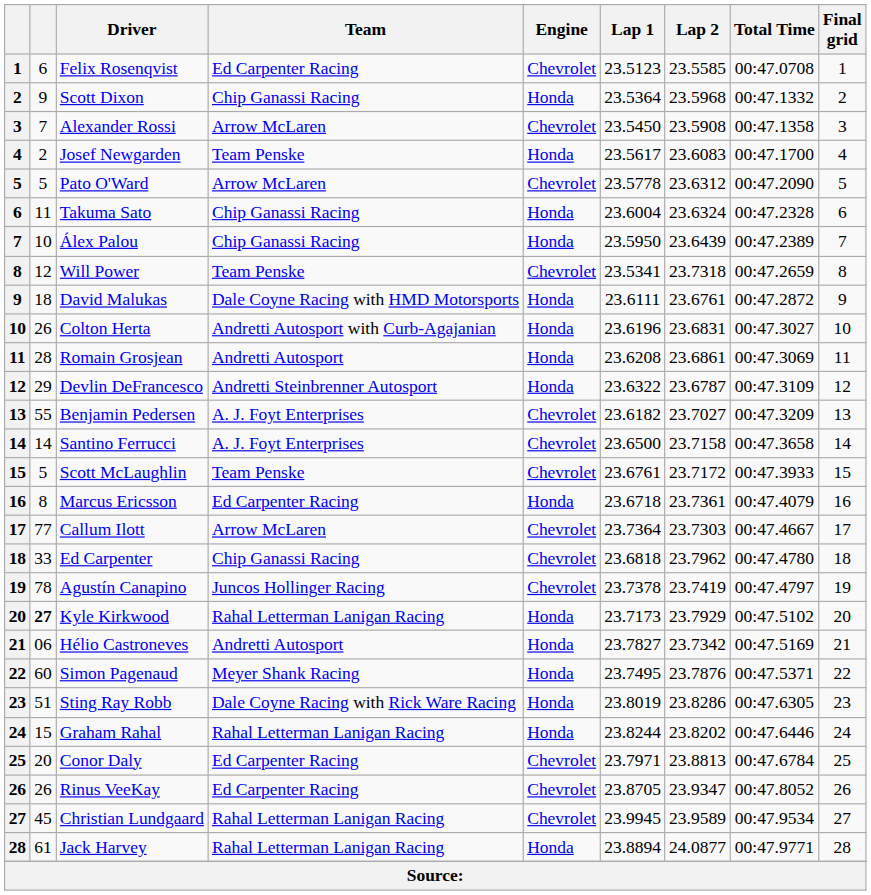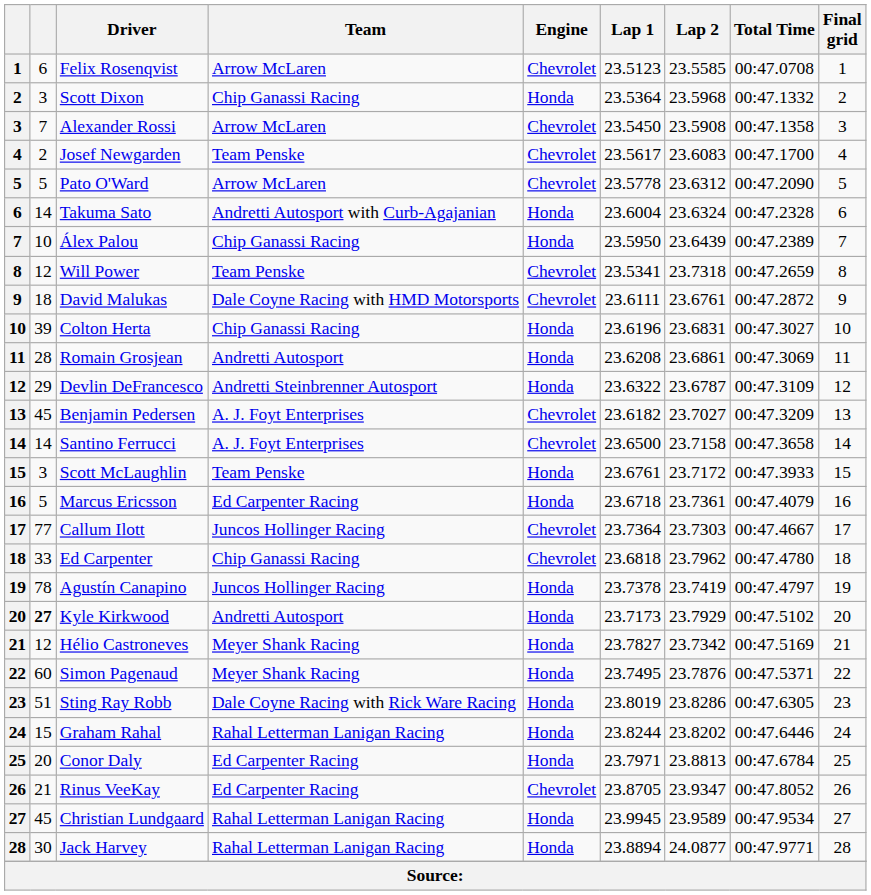(285, 68) Ed Carpenter Racing -> (269, 68) Arrow McLaren
(43, 97) 9 -> (43, 97) 3
(551, 155) Honda -> (562, 155) Chevrolet
(43, 212) 11 -> (43, 212) 14
(286, 212) Chip Ganassi Racing -> (354, 212) Andretti Autosport with Curb-Agajanian
(551, 299) Honda -> (562, 299) Chevrolet
(43, 328) 26 -> (43, 328) 39
(354, 328) Andretti Autosport with Curb-Agajanian -> (286, 328) Chip Ganassi Racing
(43, 414) 55 -> (43, 414) 45
(43, 472) 5 -> (43, 472) 3
(562, 472) Chevrolet -> (551, 472) Honda
(43, 500) 8 -> (43, 500) 5
(269, 529) Arrow McLaren -> (298, 529) Juncos Hollinger Racing
(562, 587) Chevrolet -> (551, 587) Honda
(328, 616) Rahal Letterman Lanigan Racing -> (278, 616) Andretti Autosport
(43, 645) 06 -> (43, 645) 12
(278, 645) Andretti Autosport -> (286, 645) Meyer Shank Racing
(562, 760) Chevrolet -> (551, 760) Honda
(43, 789) 26 -> (43, 789) 21
(562, 817) Chevrolet -> (551, 817) Honda
(43, 846) 61 -> (43, 846) 30
